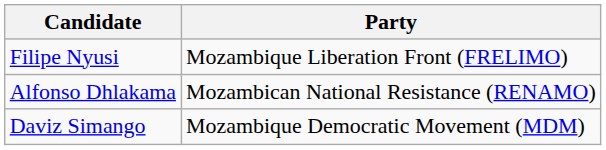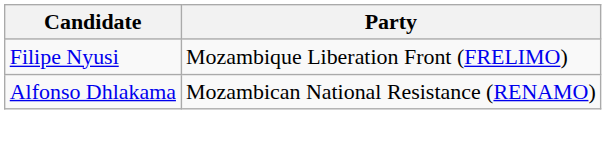- row: (78, 126)
